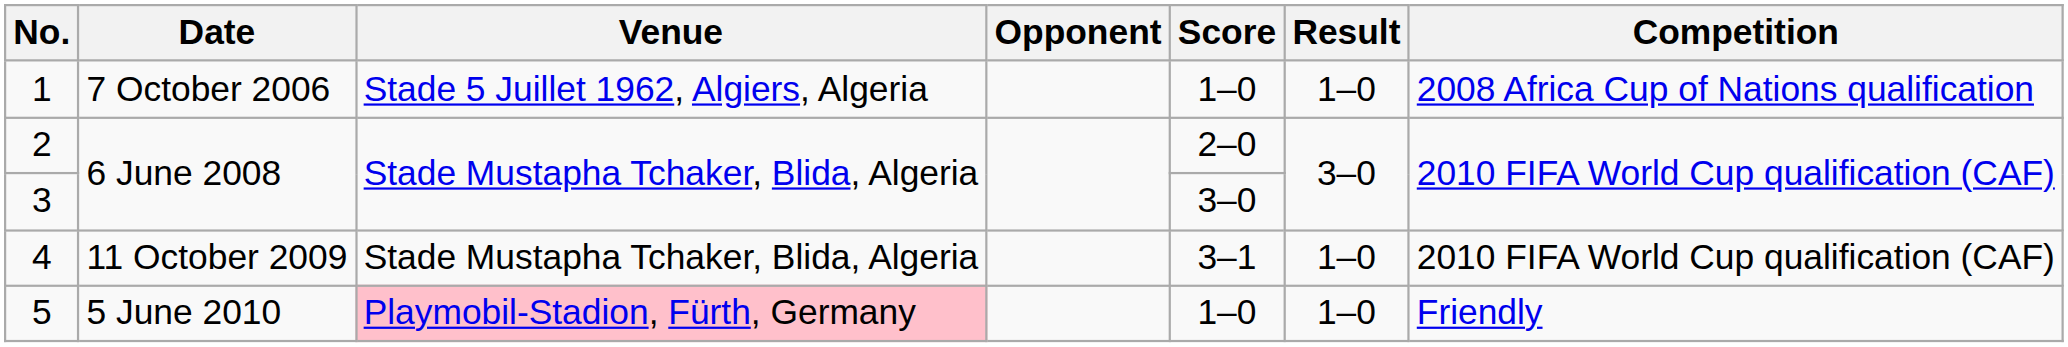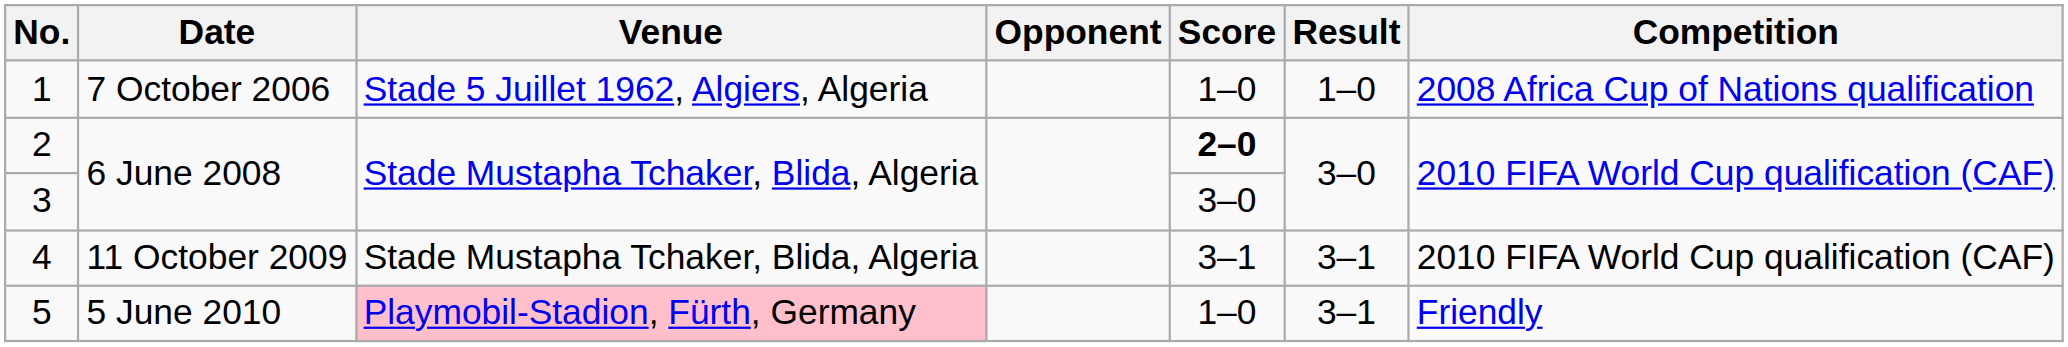(1227, 144) normal -> (1227, 144) bold
(1346, 256) 1–0 -> (1346, 256) 3–1
(1346, 312) 1–0 -> (1346, 312) 3–1
